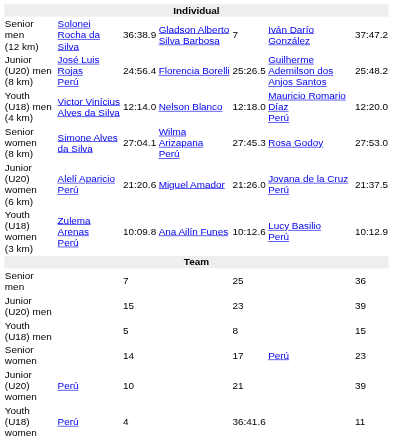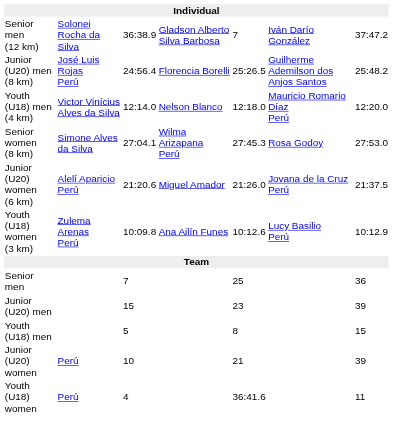- row: (21, 355)
